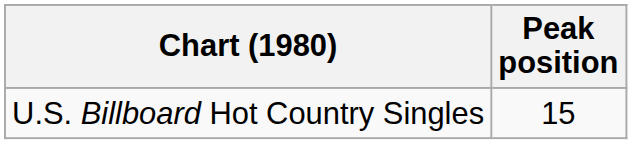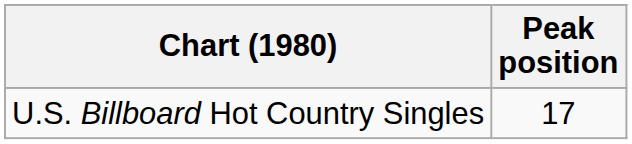(558, 112) 15 -> (558, 112) 17
